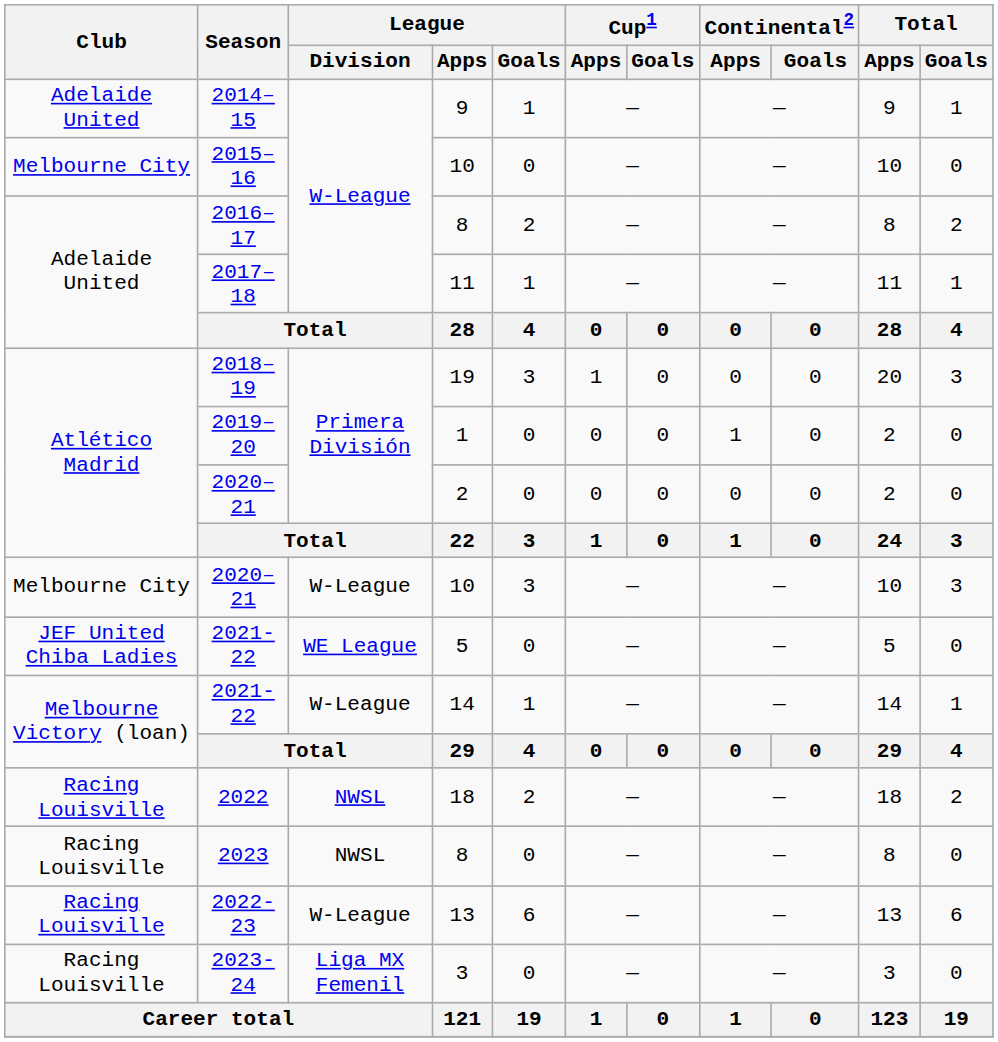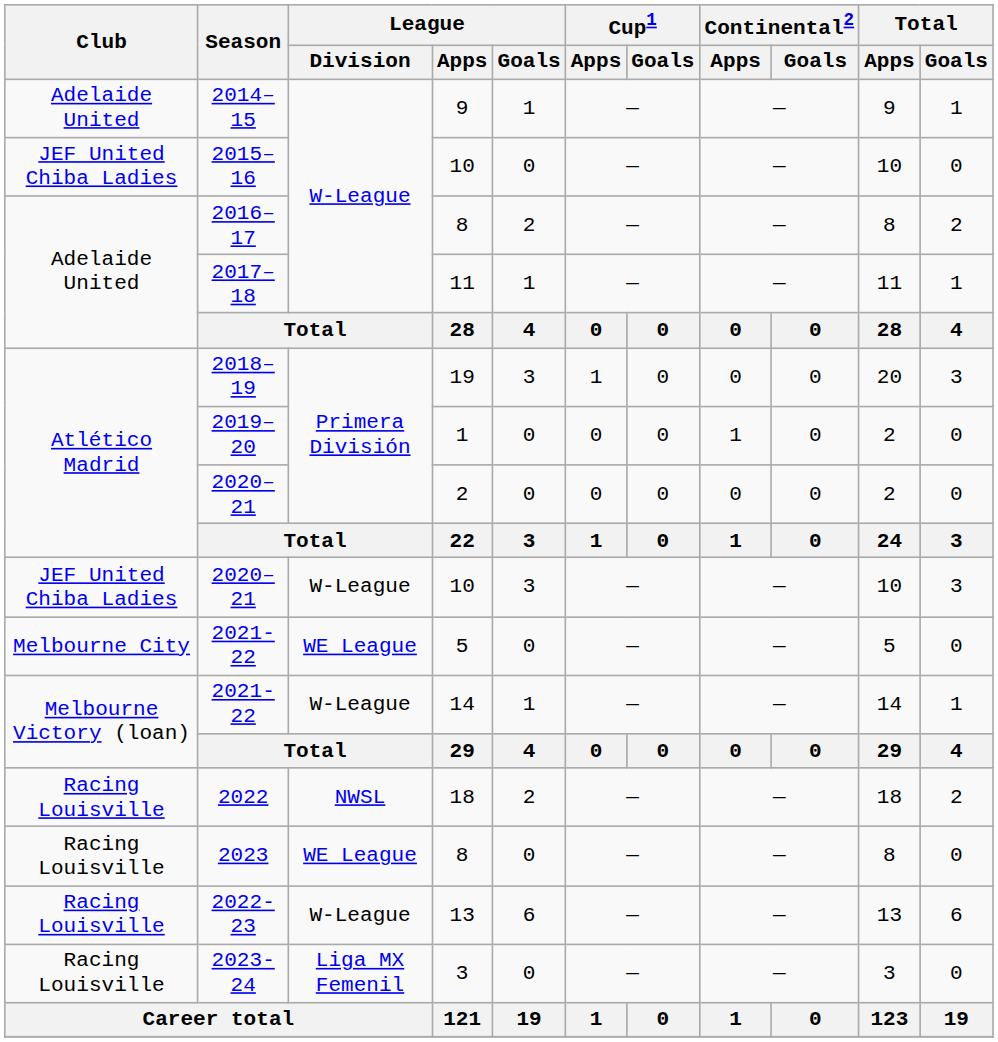(102, 167) Melbourne City -> (102, 167) JEF United Chiba Ladies
(102, 587) Melbourne City -> (102, 587) JEF United Chiba Ladies
(102, 646) JEF United Chiba Ladies -> (102, 646) Melbourne City
(360, 856) NWSL -> (360, 856) WE League
